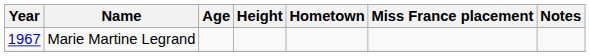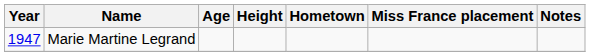(24, 39) 1967 -> (24, 39) 1947
